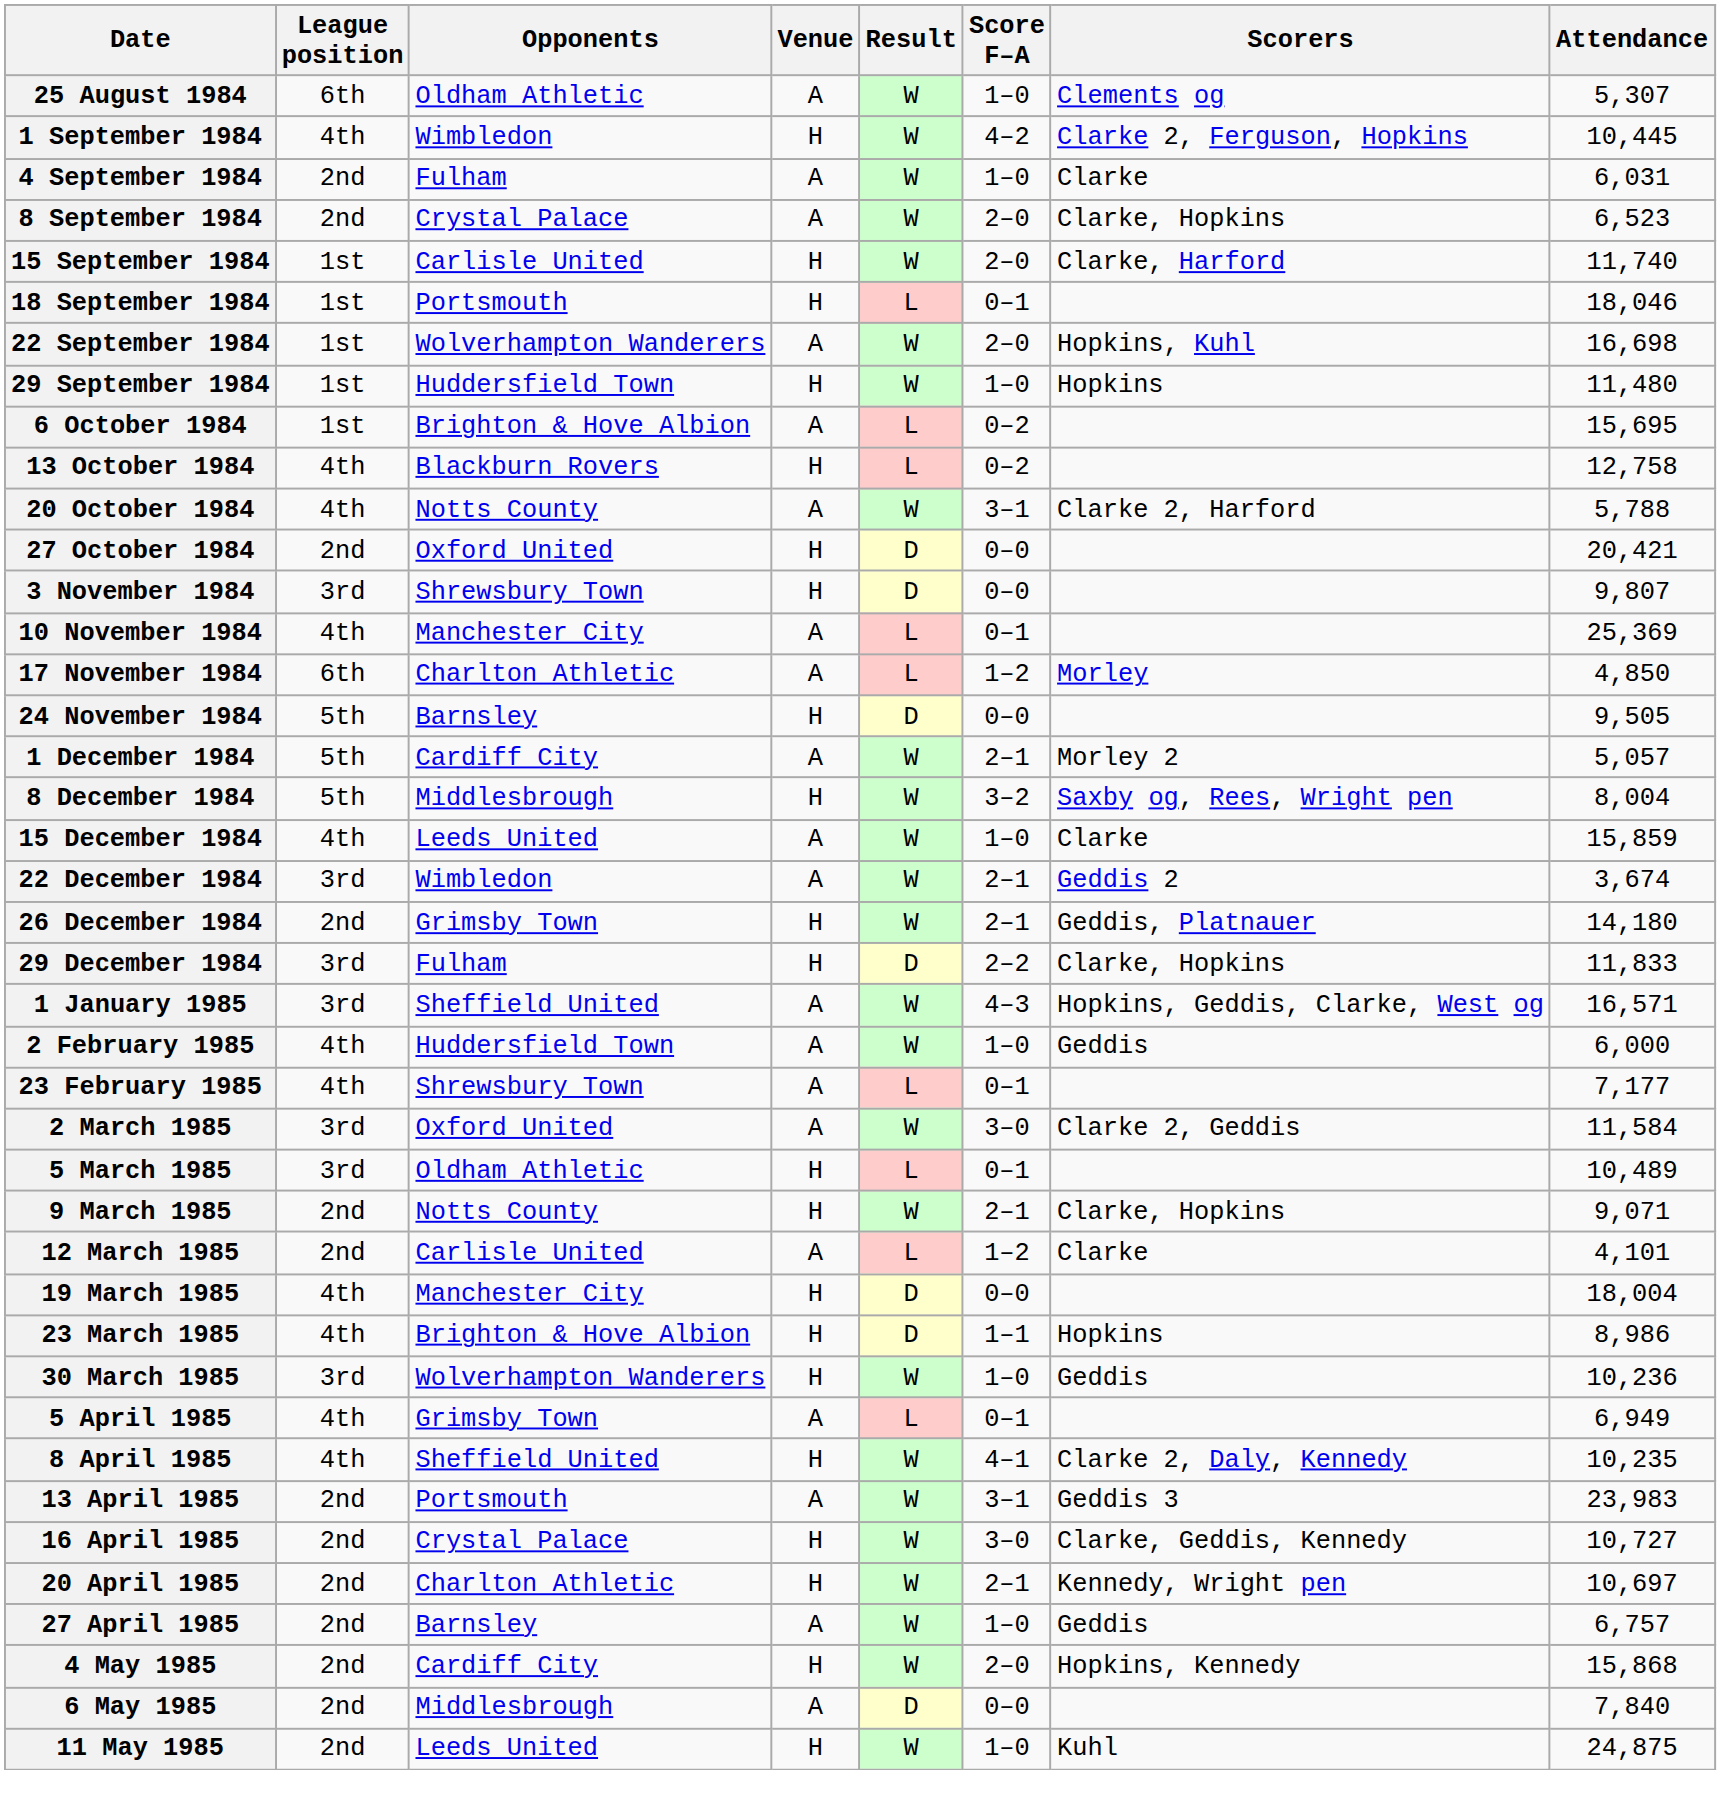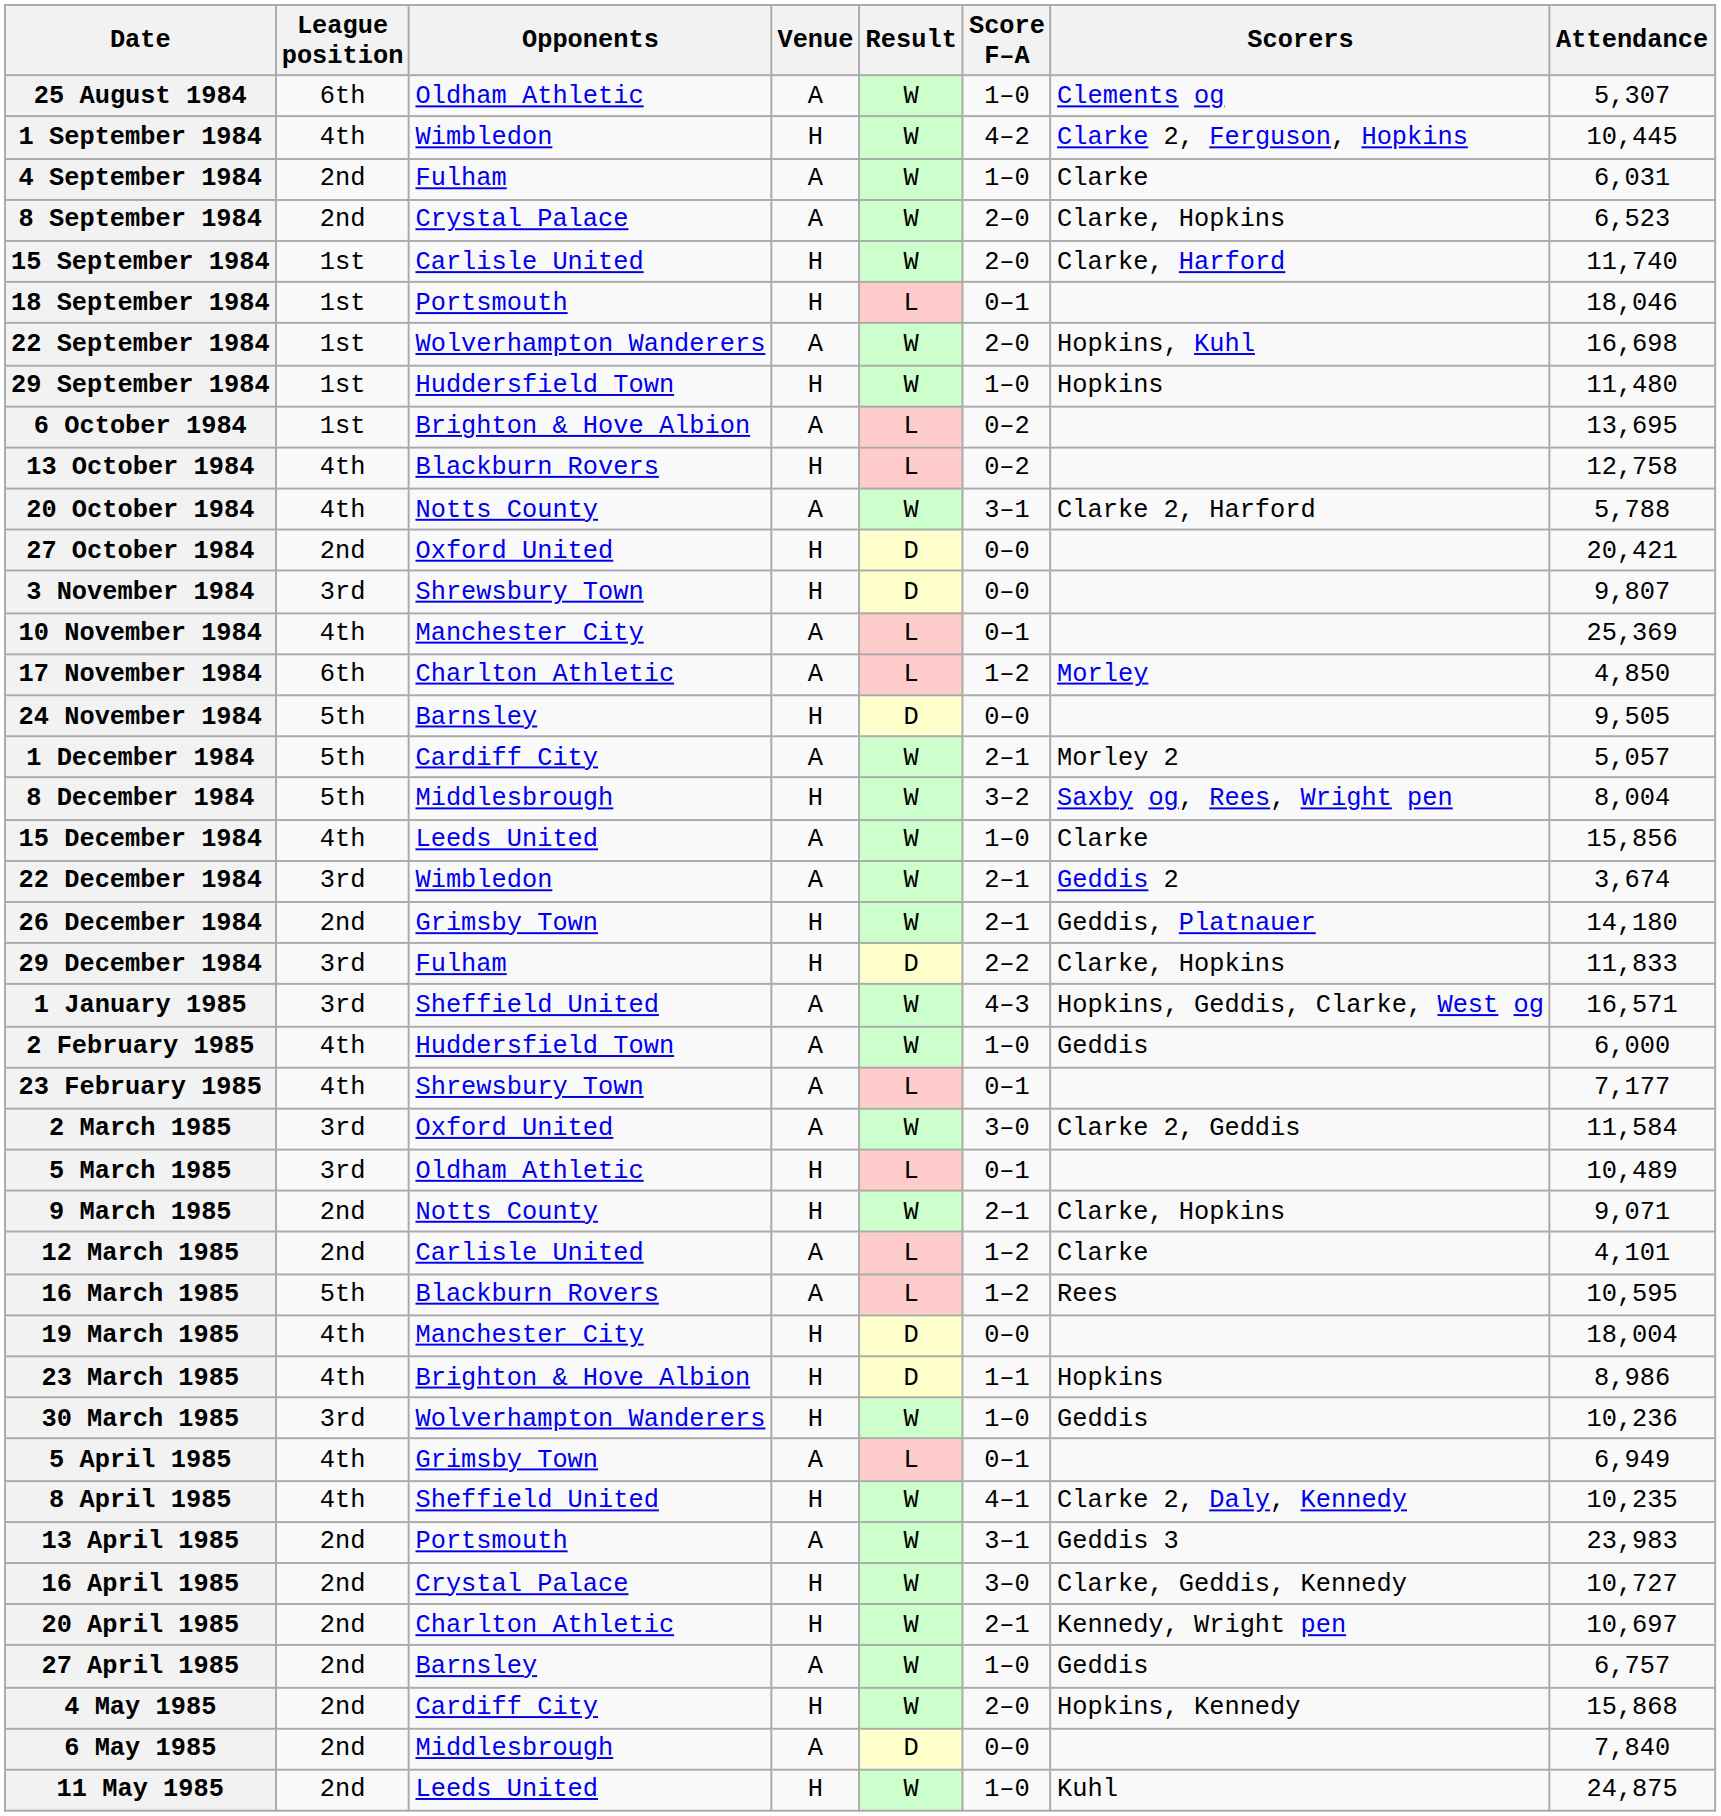(1632, 427) 15,695 -> (1632, 427) 13,695
(1632, 840) 15,859 -> (1632, 840) 15,856
+ row: (140, 1294)
